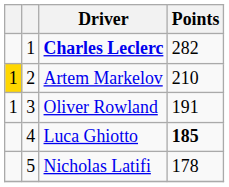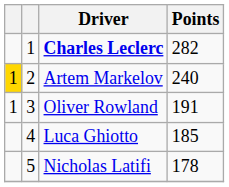(185, 77) 210 -> (185, 77) 240
(185, 136) bold -> (185, 136) normal
